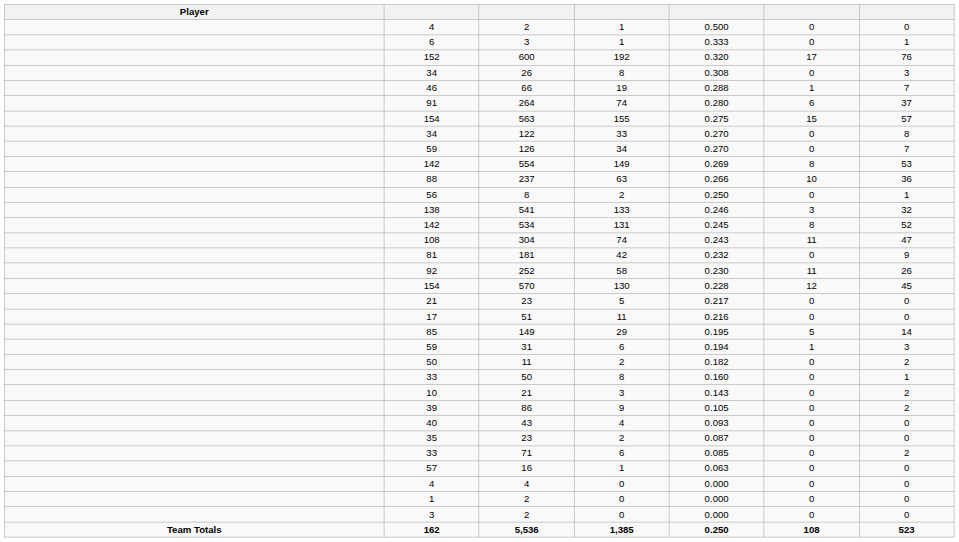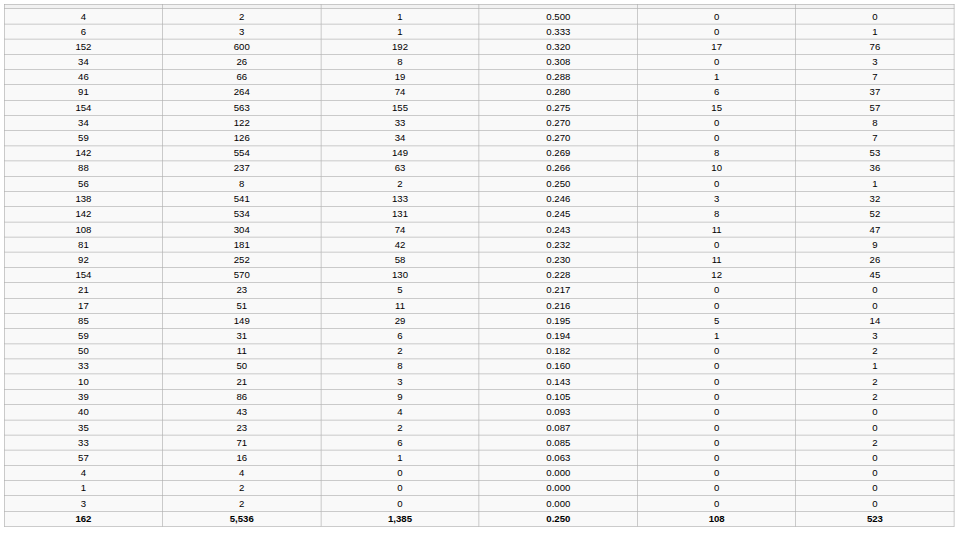- column: (194, 12)
